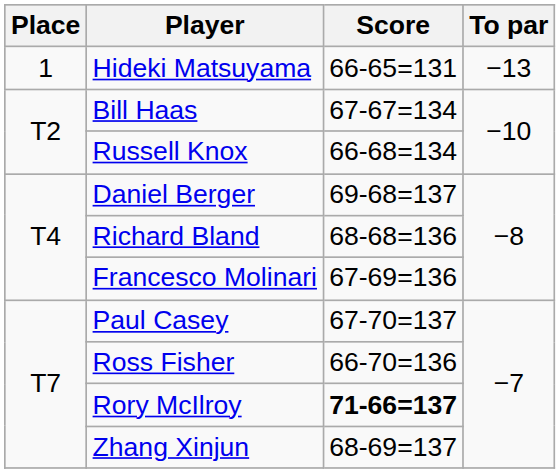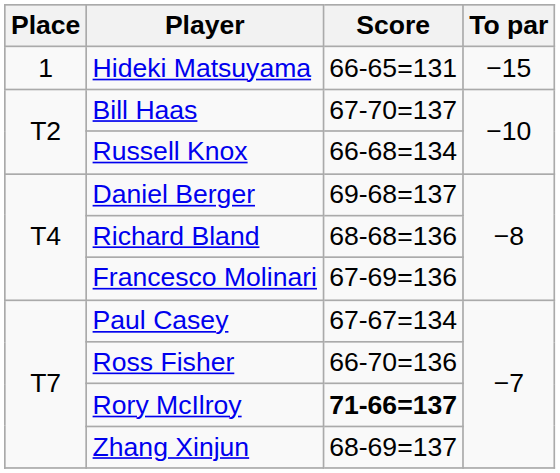(509, 67) −13 -> (509, 67) −15
(393, 109) 67-67=134 -> (393, 109) 67-70=137
(393, 320) 67-70=137 -> (393, 320) 67-67=134
